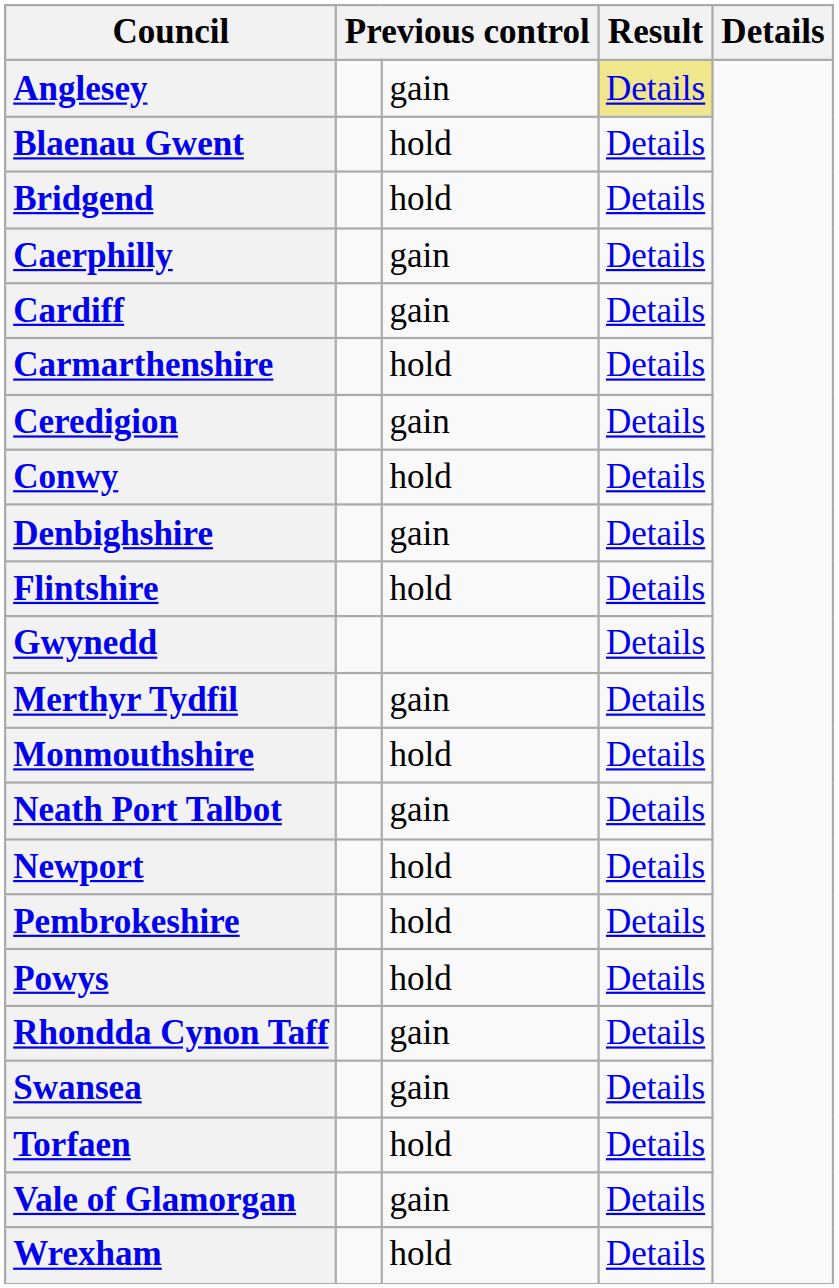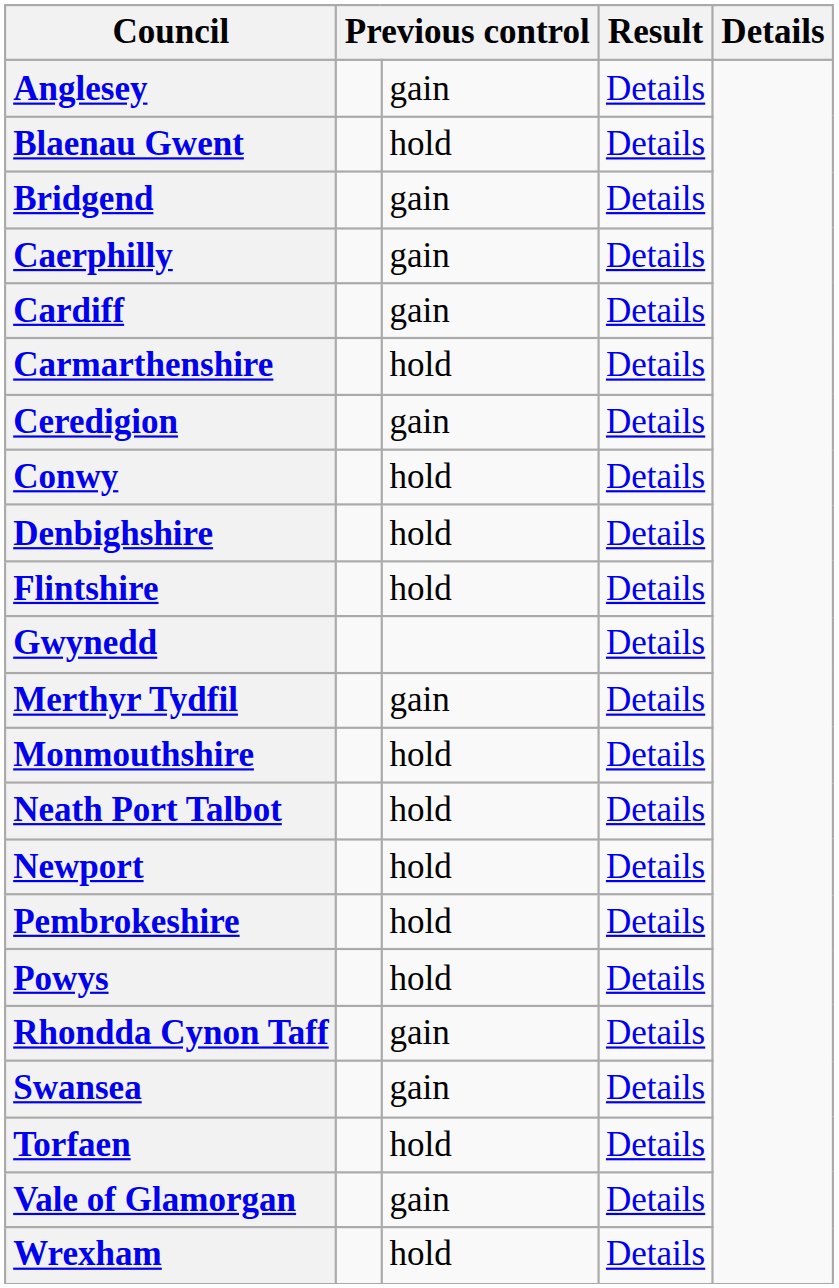(656, 87) khaki background -> (656, 87) no background
(421, 198) hold -> (420, 198) gain
(420, 532) gain -> (421, 532) hold
(420, 810) gain -> (421, 810) hold
